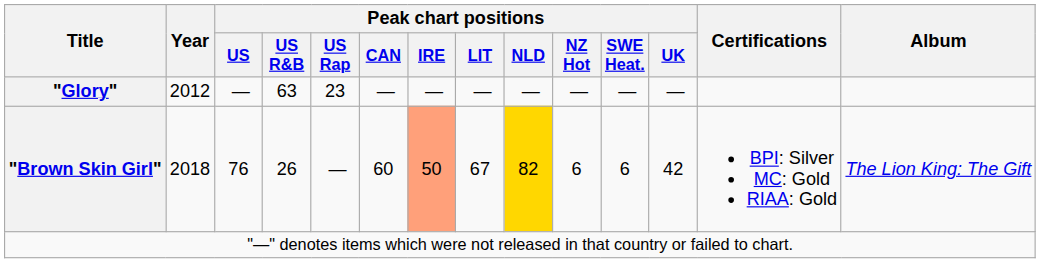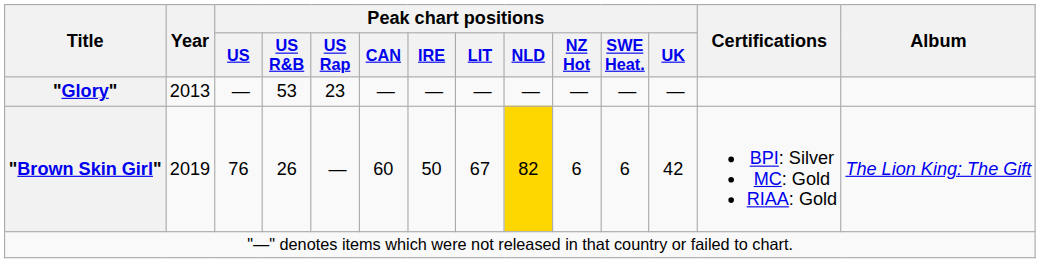(190, 91) 2012 -> (190, 91) 2013
(287, 91) 63 -> (287, 91) 53
(190, 168) 2018 -> (190, 168) 2019
(432, 168) lightsalmon background -> (432, 168) no background
